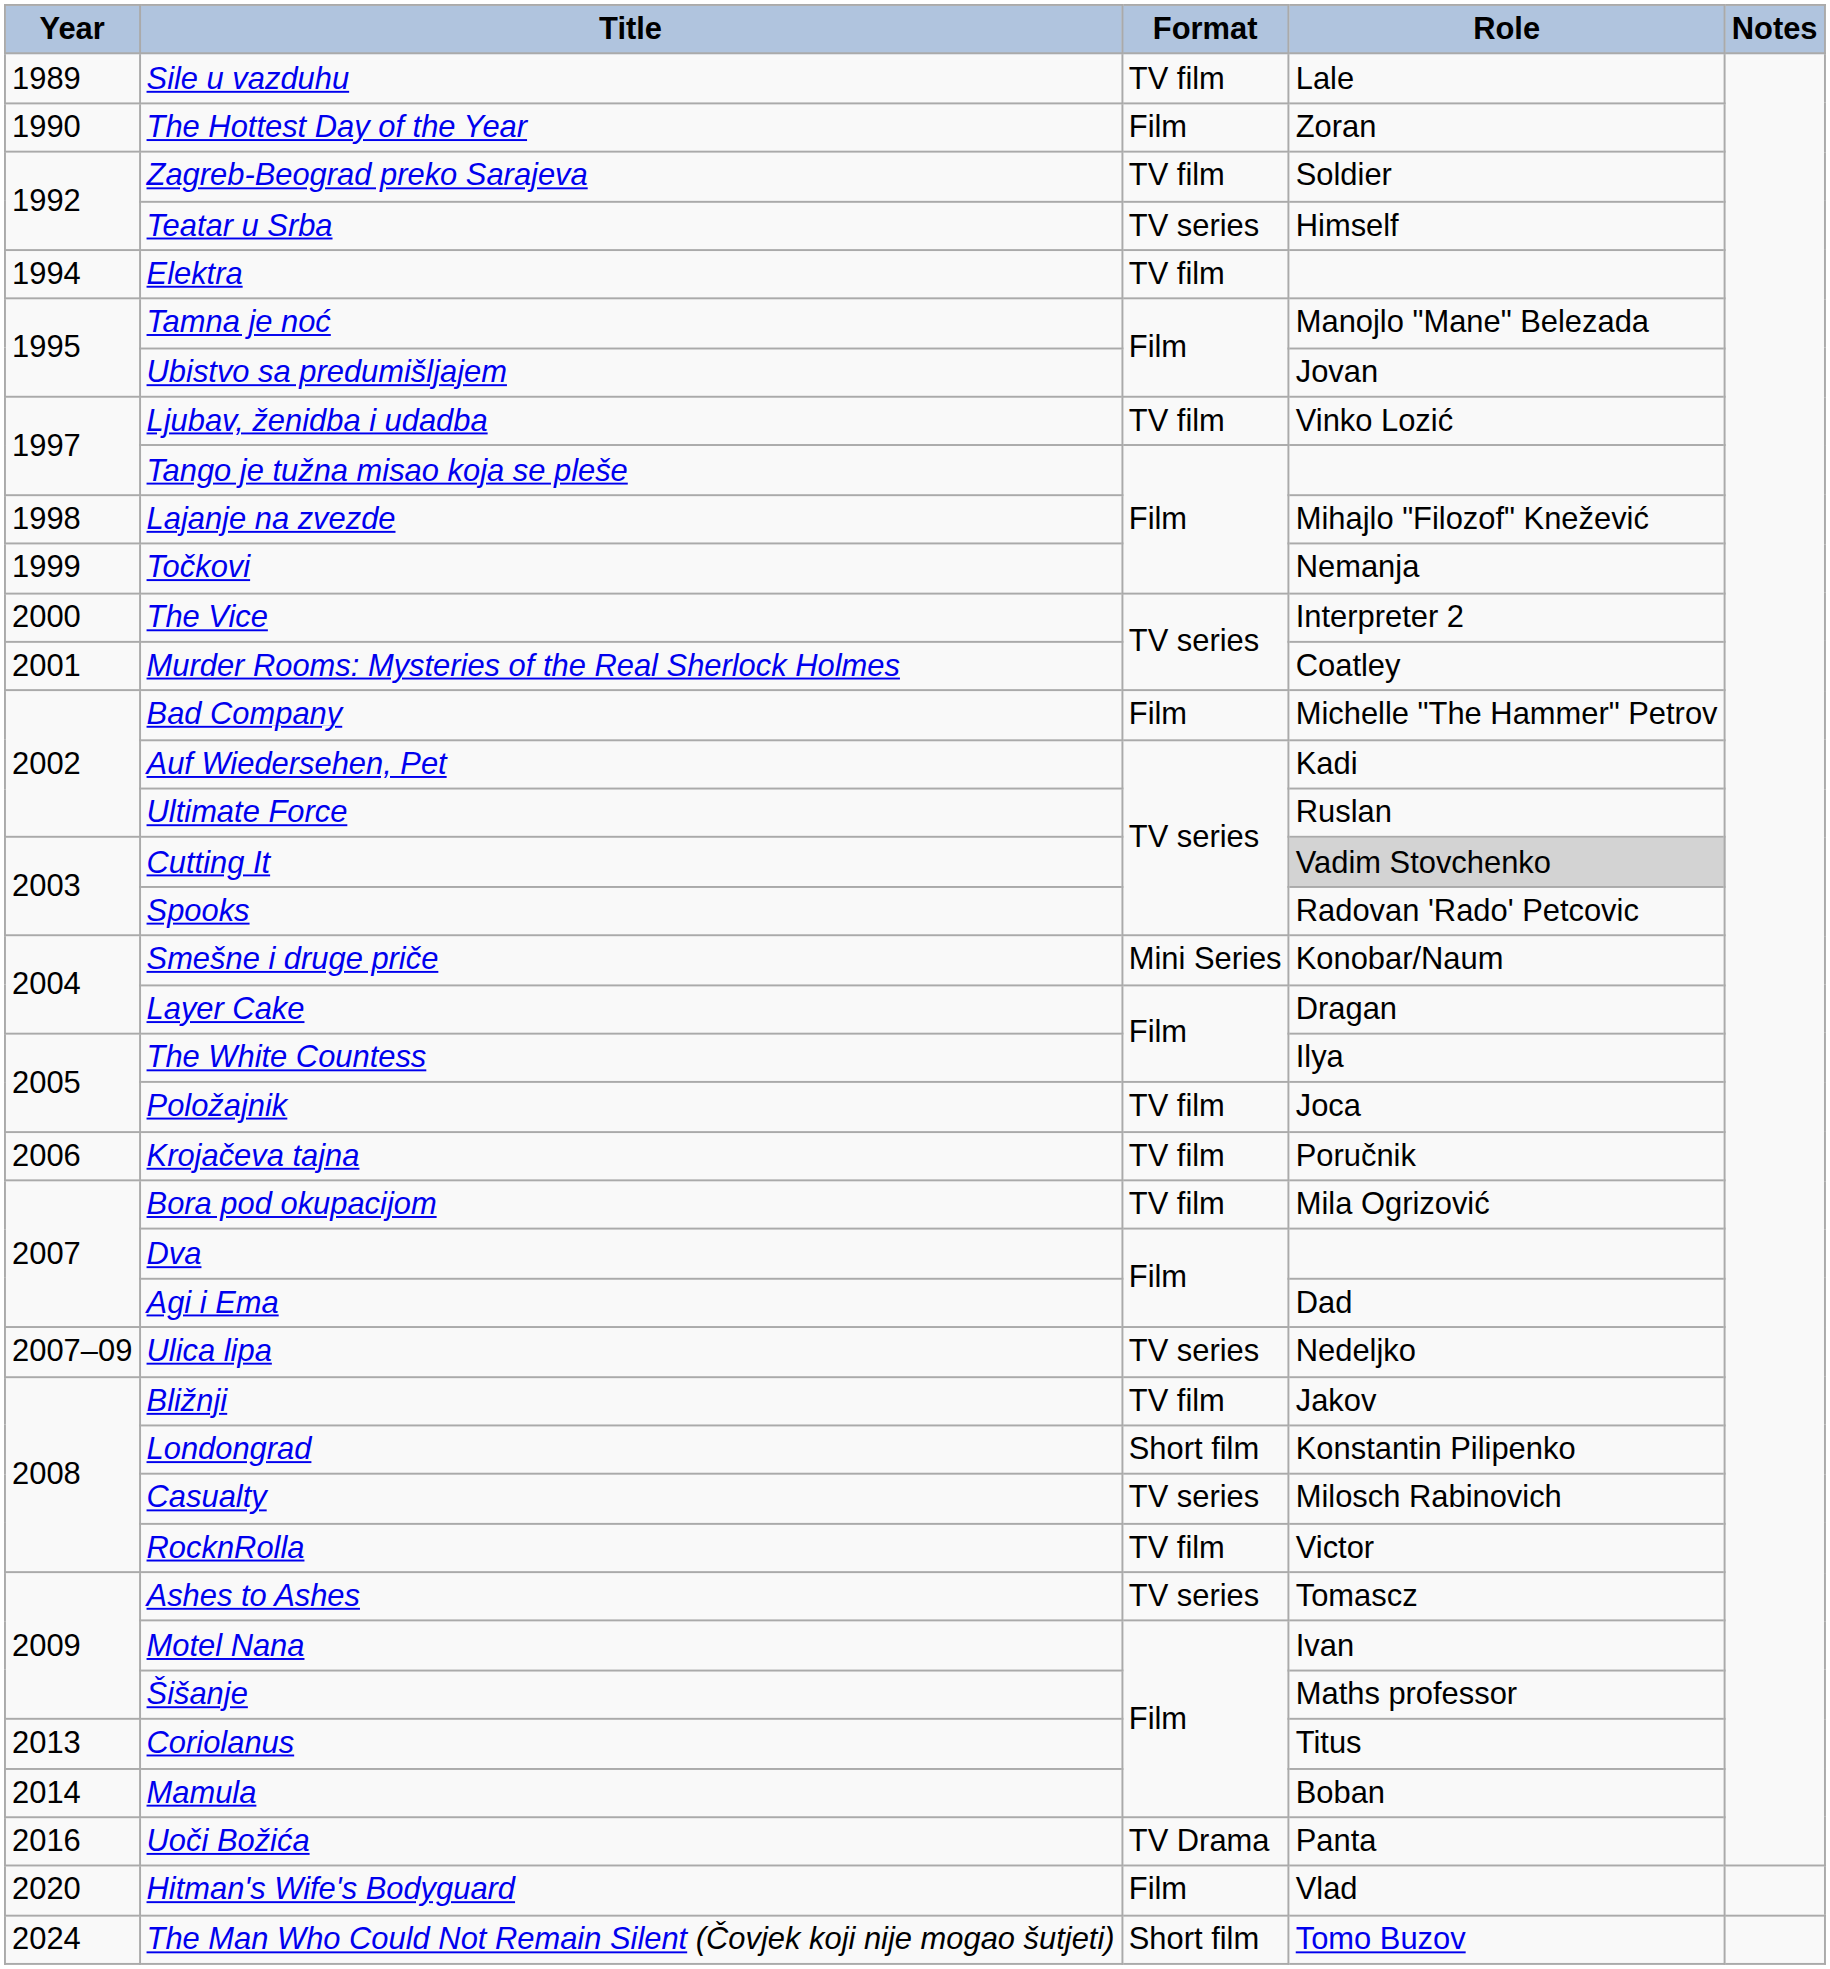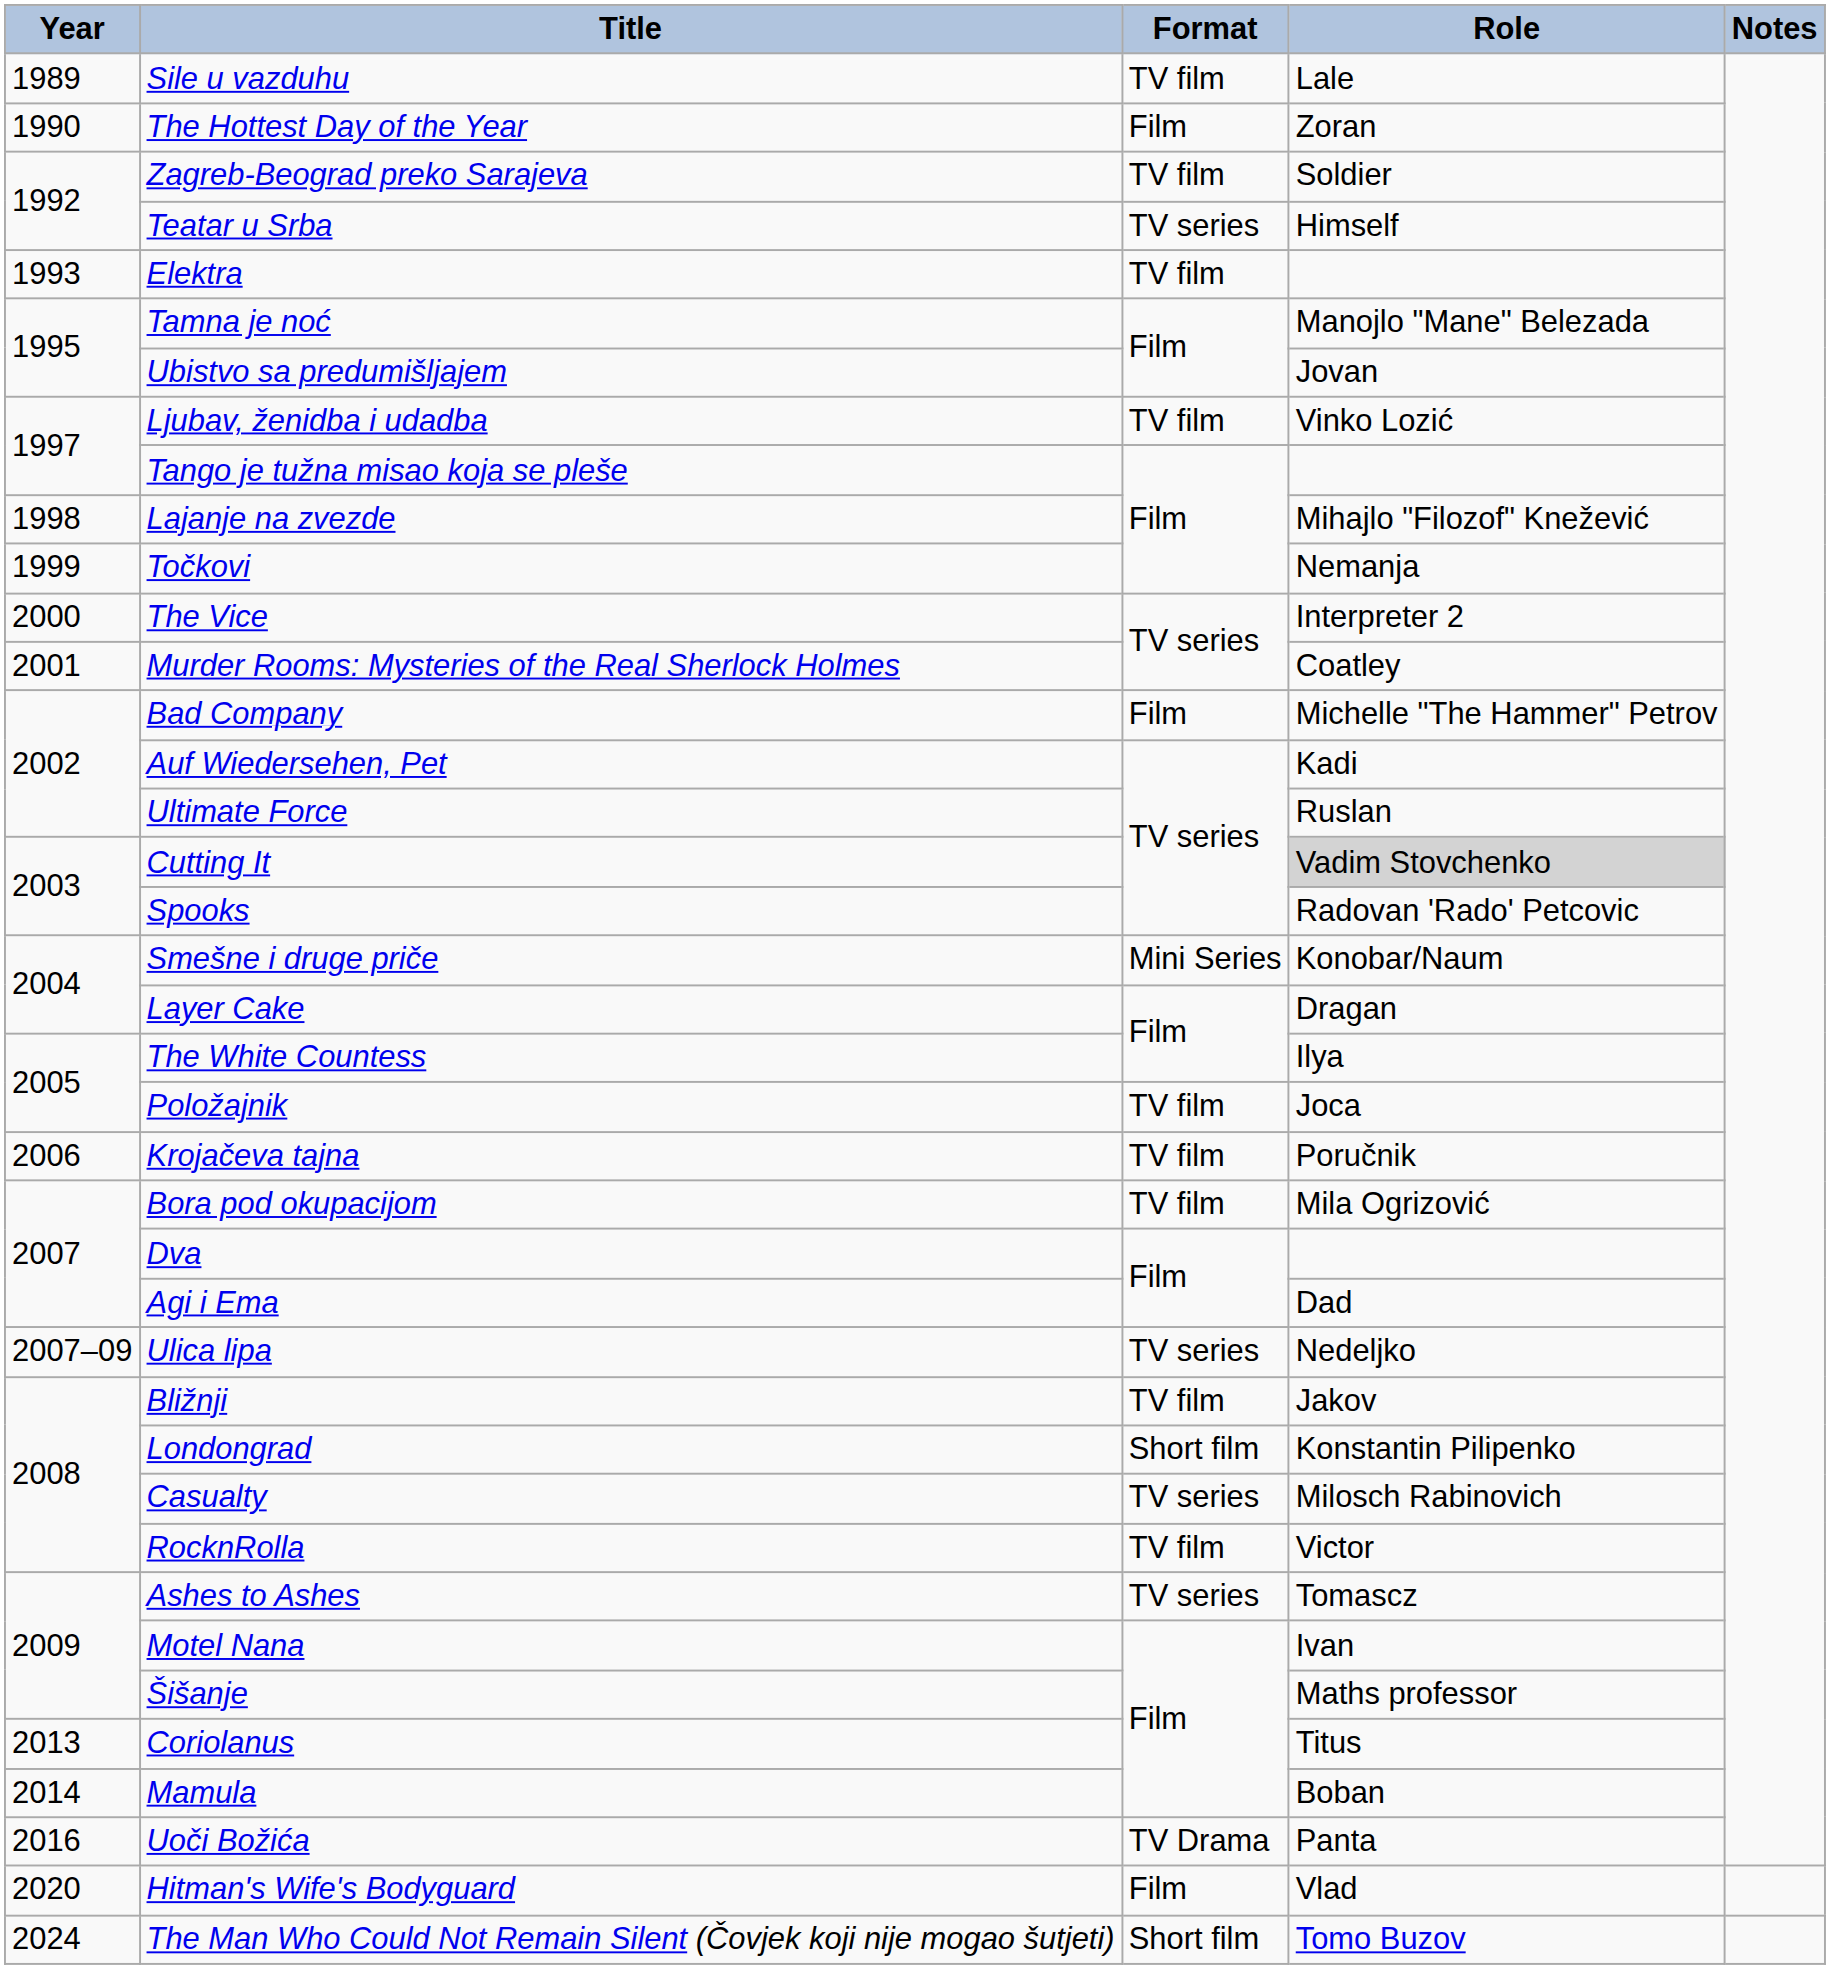(46, 273) 1994 -> (46, 273) 1993
